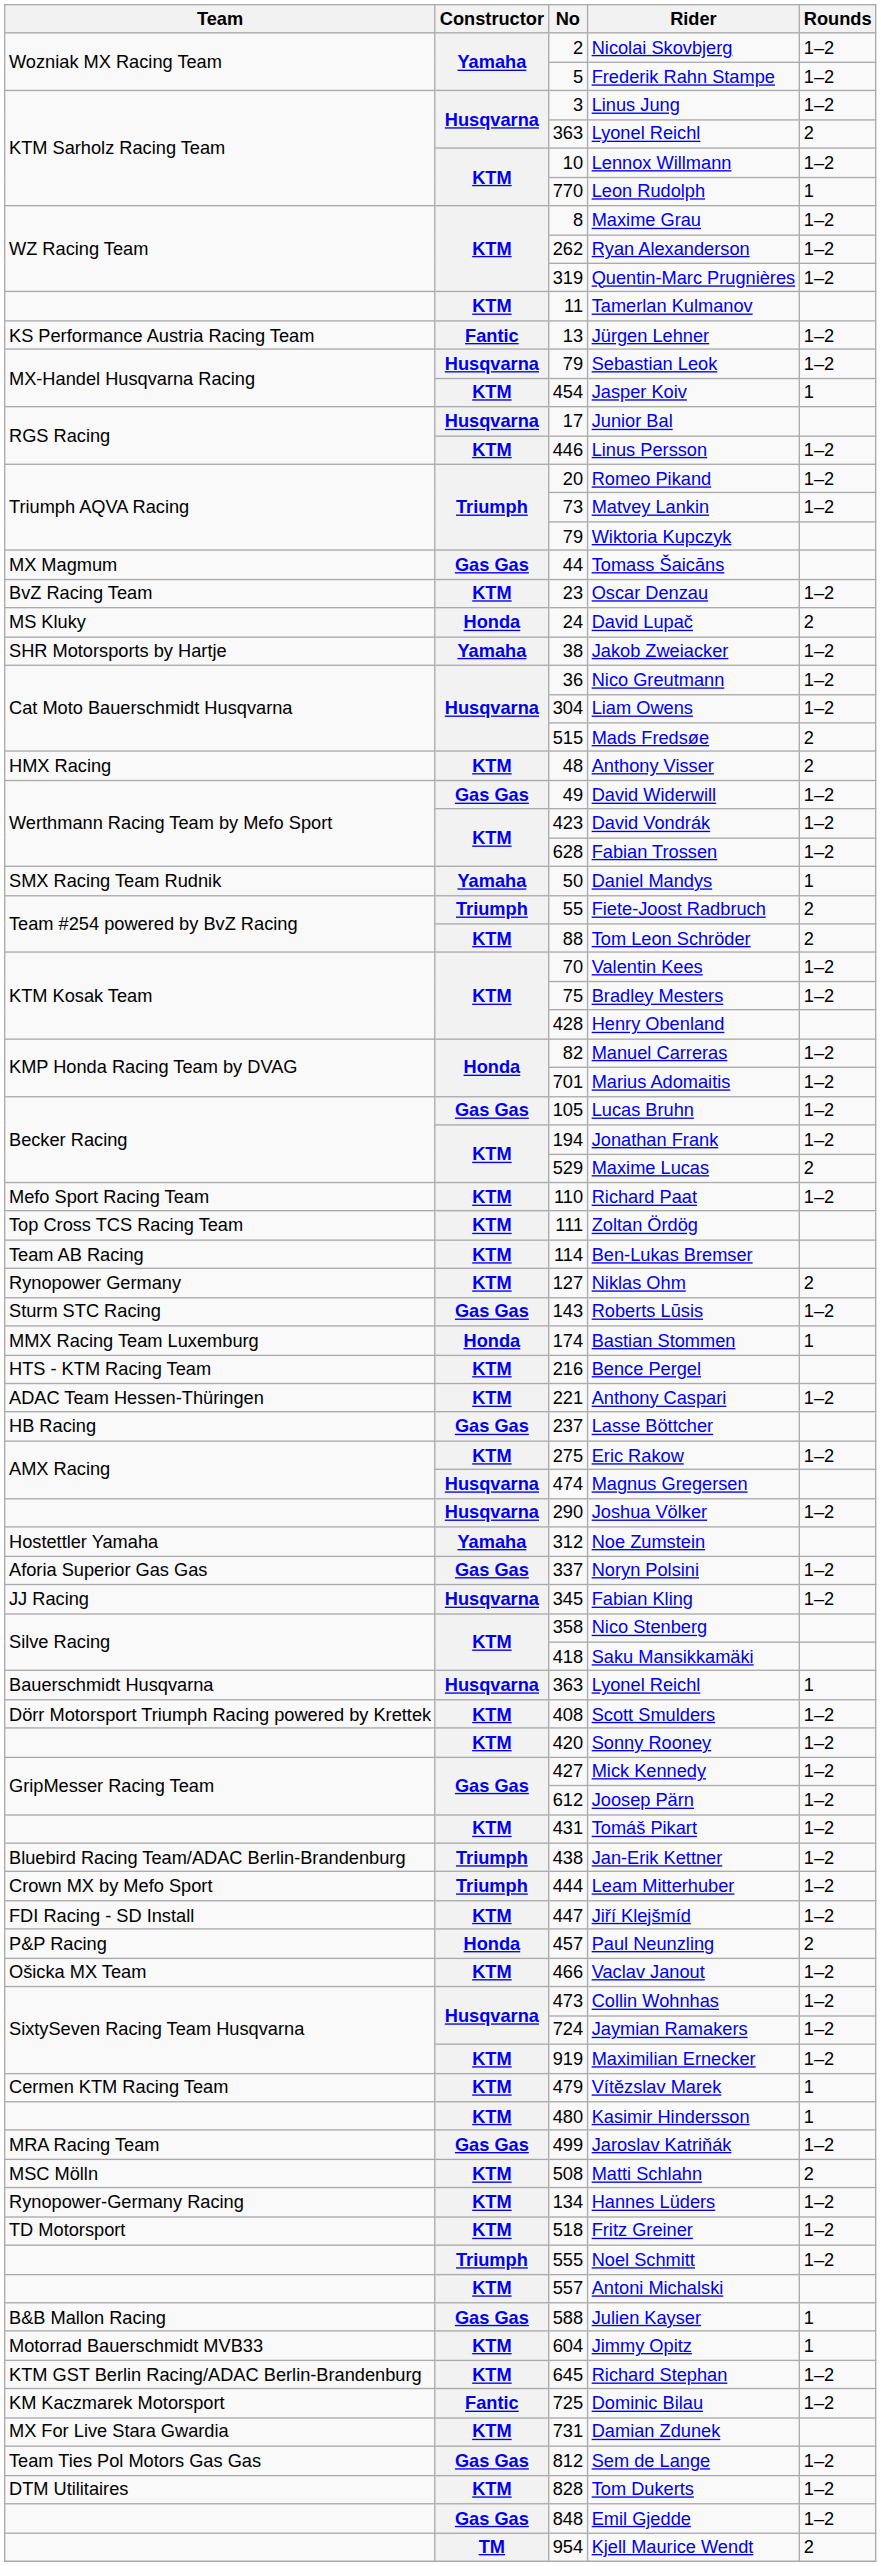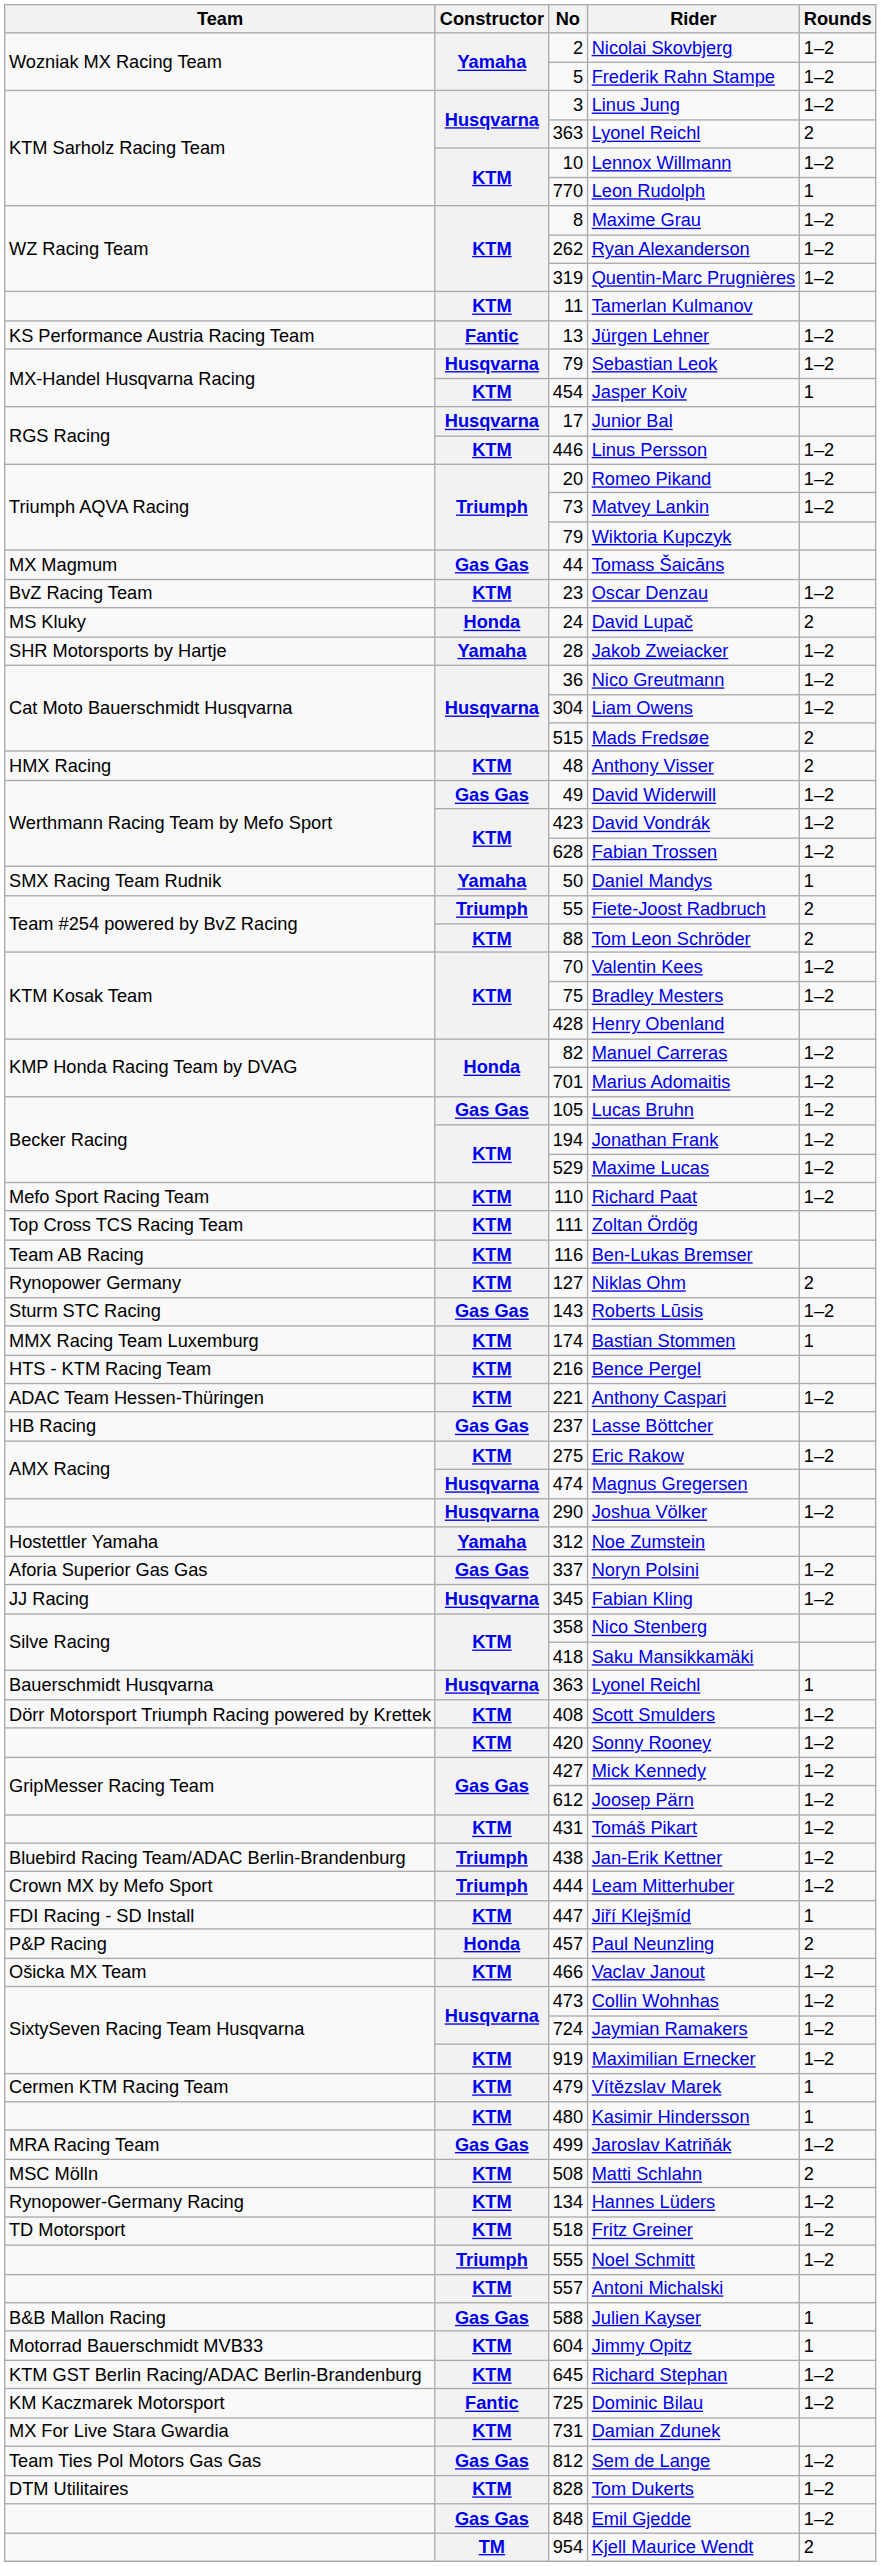(573, 651) 38 -> (573, 651) 28
(809, 1168) 2 -> (819, 1168) 1–2
(569, 1254) 114 -> (569, 1254) 116
(492, 1340) Honda -> (492, 1340) KTM
(819, 1915) 1–2 -> (809, 1915) 1
